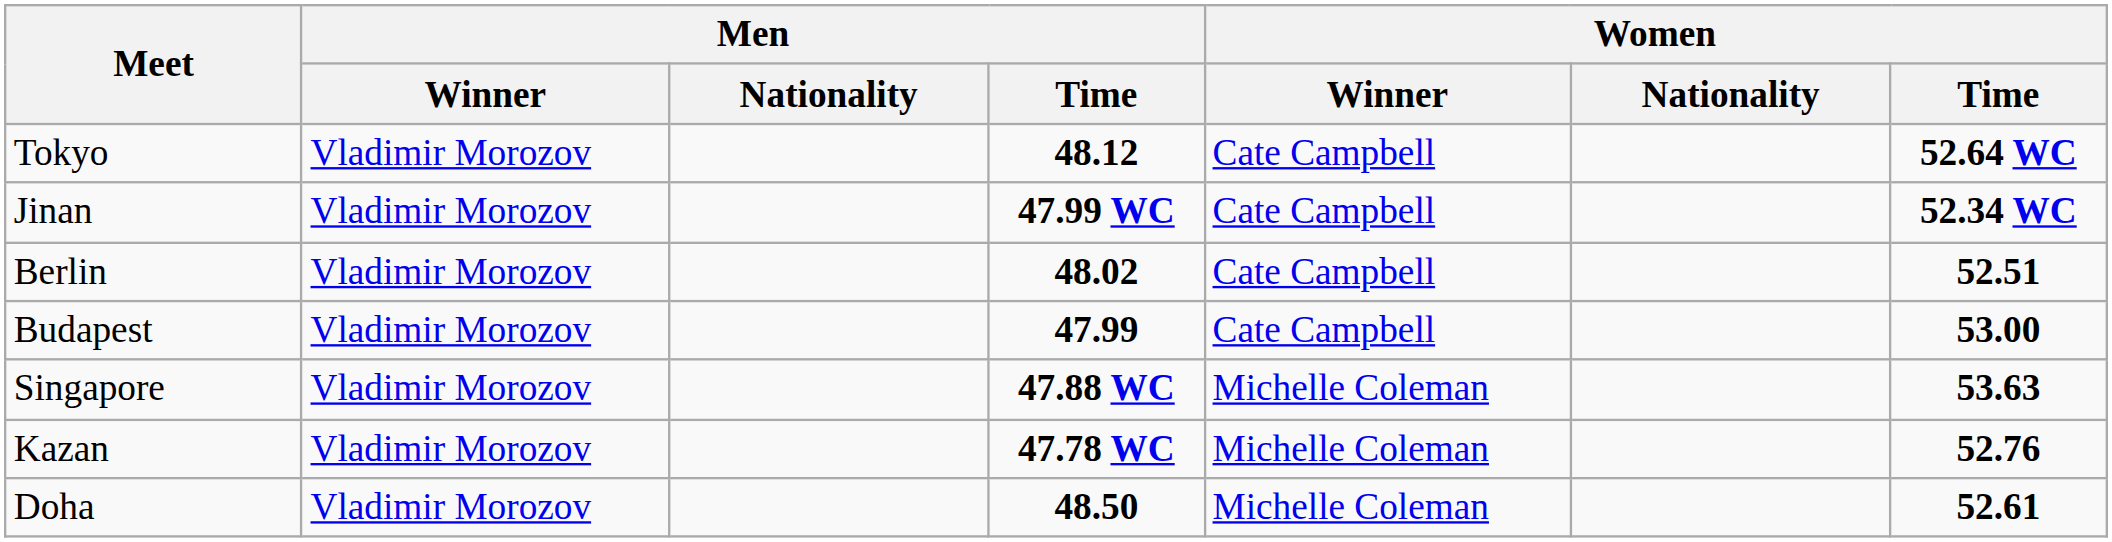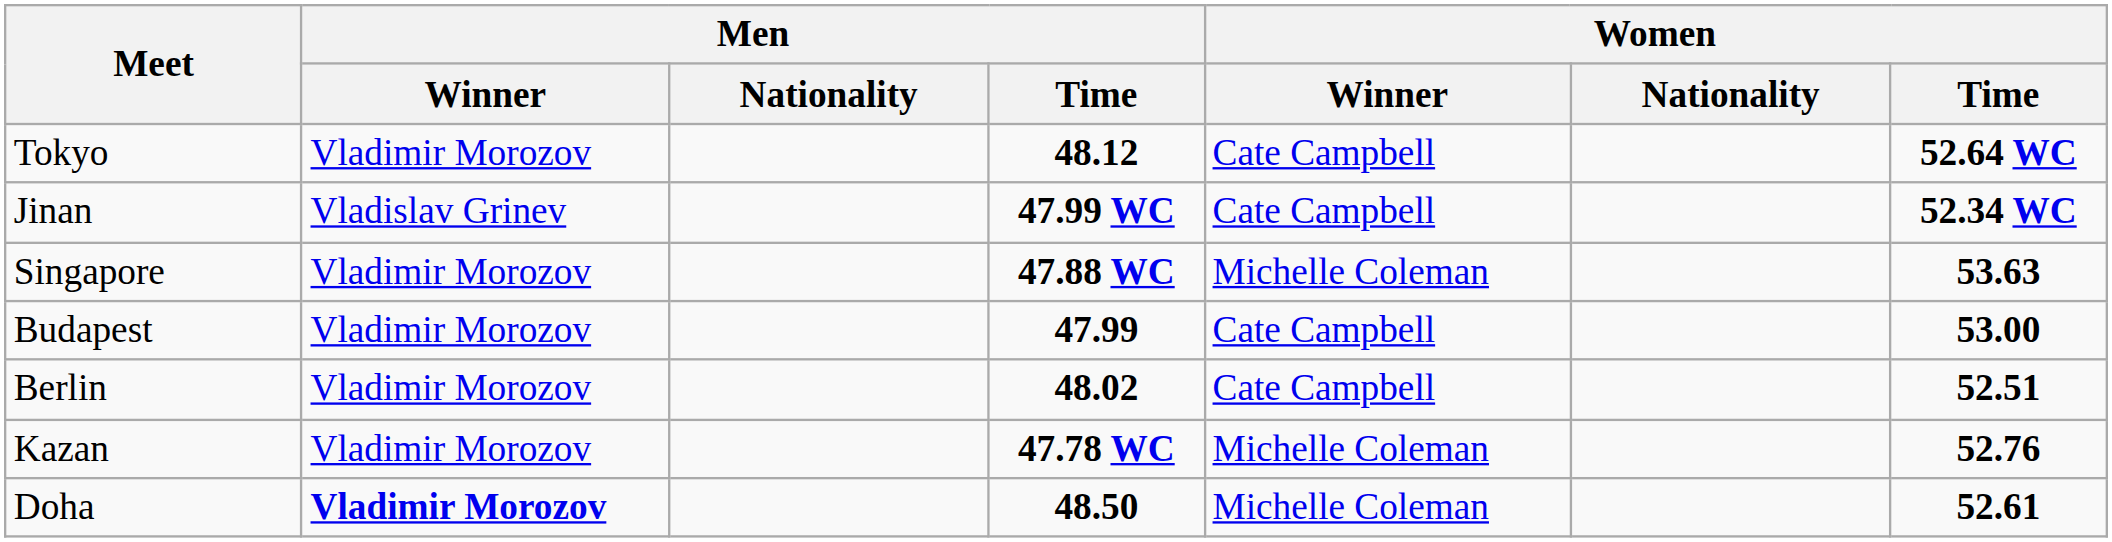(451, 211) Vladimir Morozov -> (438, 211) Vladislav Grinev
rows swapped: (89, 388) <-> (60, 270)
(451, 507) normal -> (458, 507) bold
